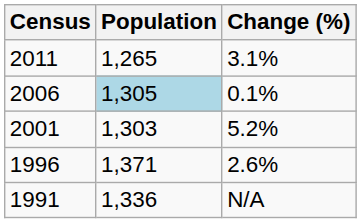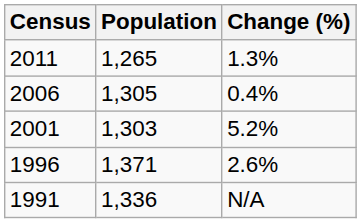(253, 57) 3.1% -> (253, 57) 1.3%
(129, 93) lightblue background -> (129, 93) no background
(253, 93) 0.1% -> (253, 93) 0.4%
